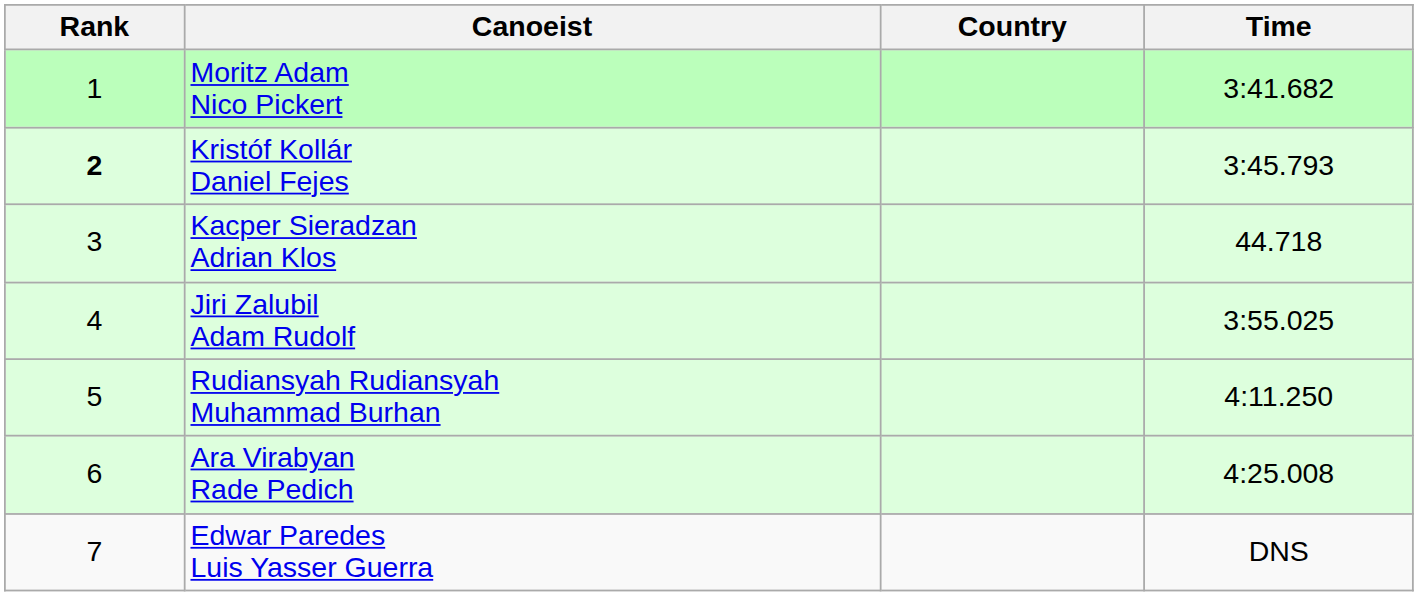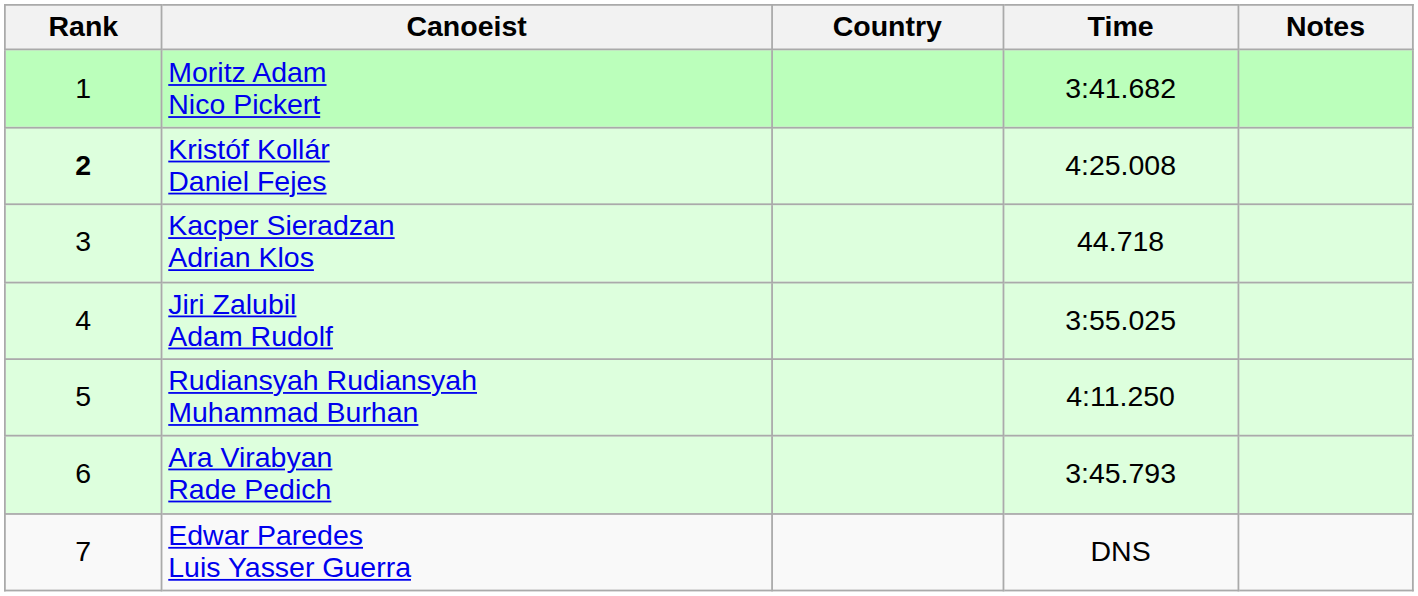+ column: (1325, 27)
(1279, 165) 3:45.793 -> (1121, 165) 4:25.008
(1279, 474) 4:25.008 -> (1121, 474) 3:45.793
